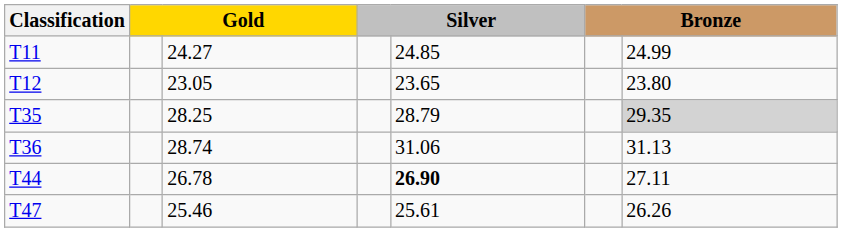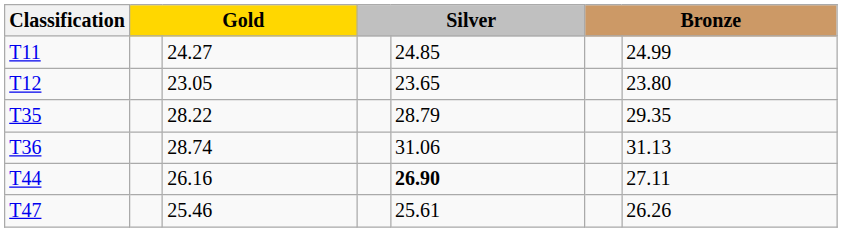(190, 115) 28.25 -> (190, 115) 28.22
(649, 115) lightgrey background -> (649, 115) no background
(190, 178) 26.78 -> (190, 178) 26.16
